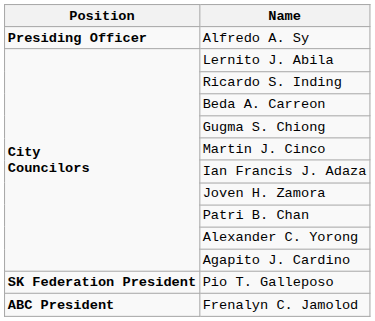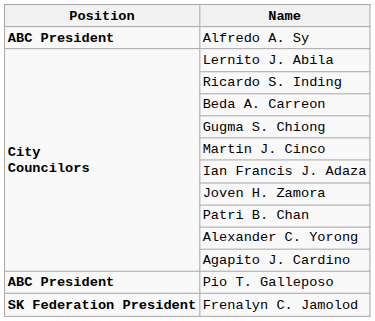(77, 38) Presiding Officer -> (61, 38) ABC President
(102, 283) SK Federation President -> (61, 283) ABC President
(61, 305) ABC President -> (102, 305) SK Federation President
